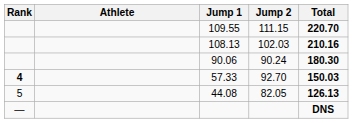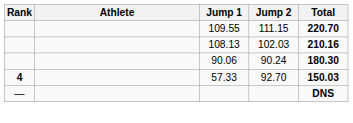- row: (224, 93)
